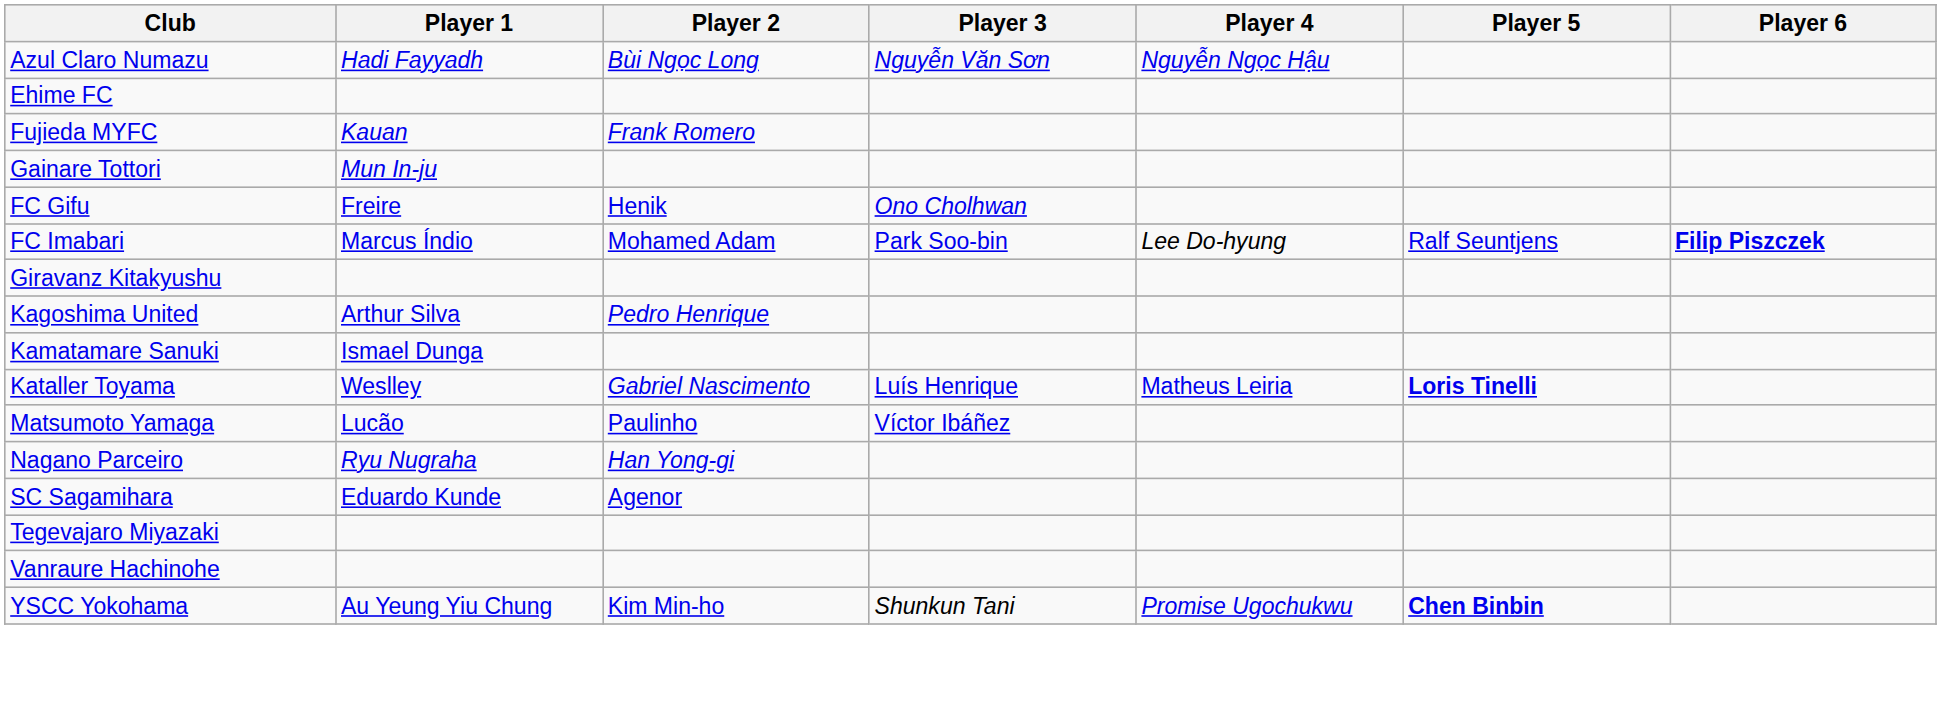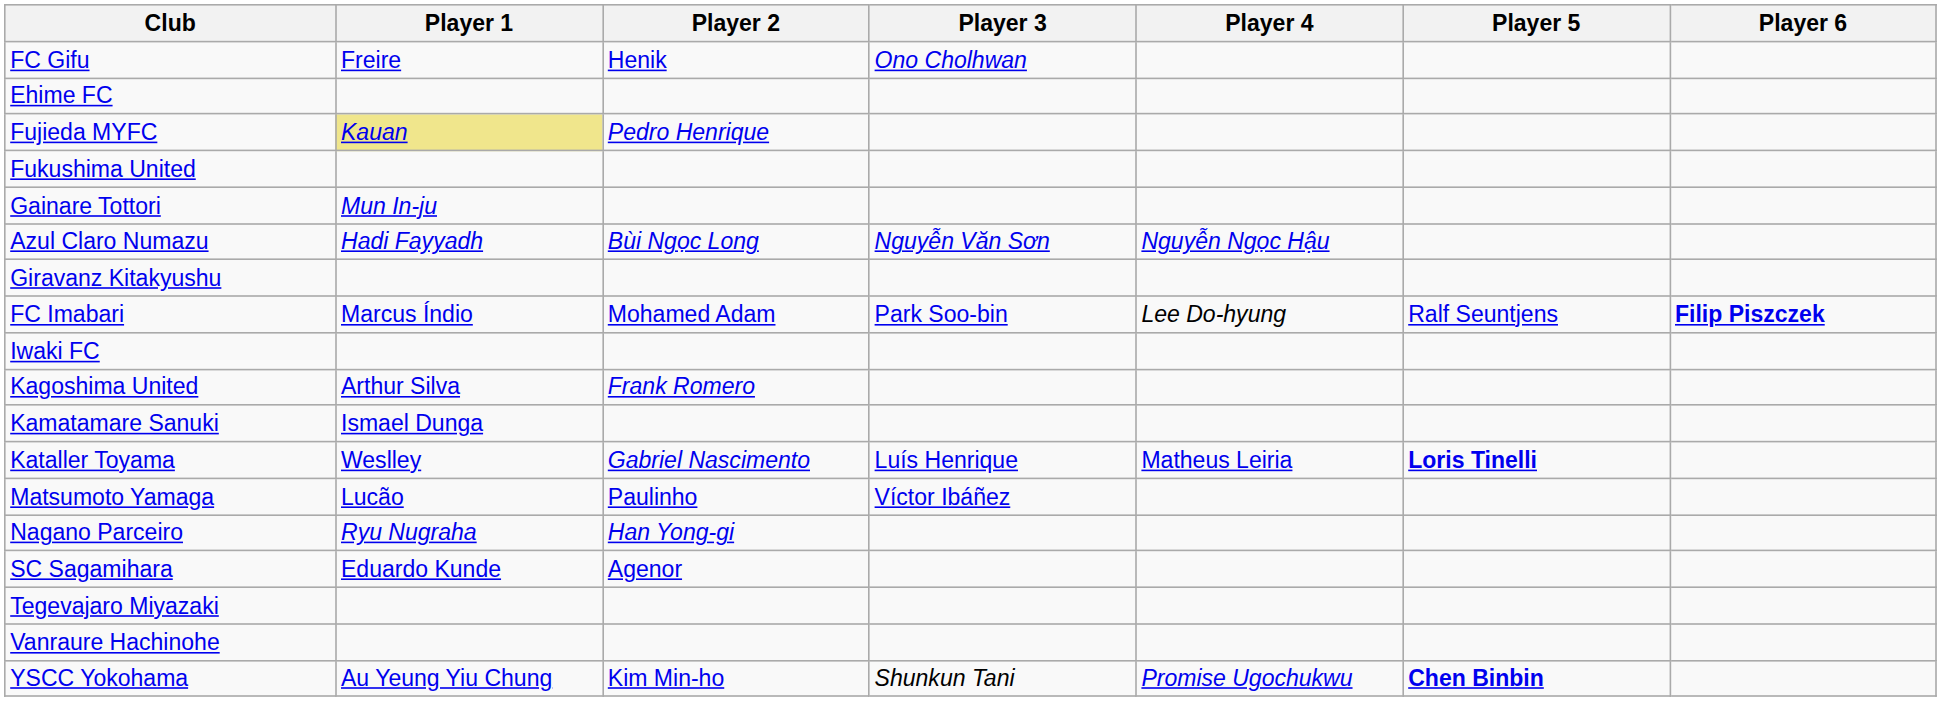rows swapped: (109, 60) <-> (50, 205)
(374, 133) no background -> (374, 133) khaki background
(681, 133) Frank Romero -> (688, 133) Pedro Henrique
+ row: (103, 169)
rows swapped: (116, 278) <-> (67, 242)
+ row: (55, 351)
(688, 315) Pedro Henrique -> (681, 387) Frank Romero
